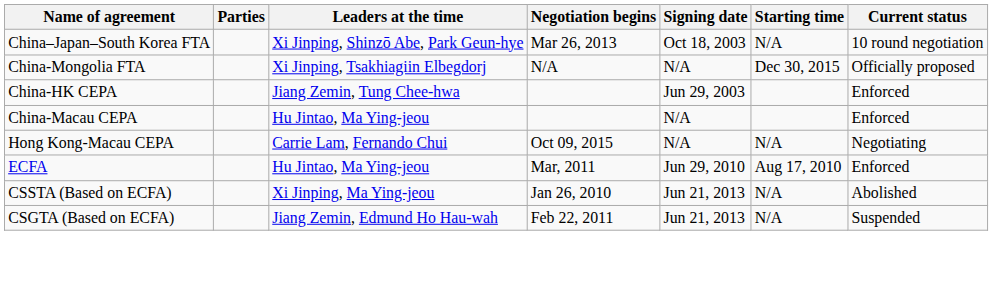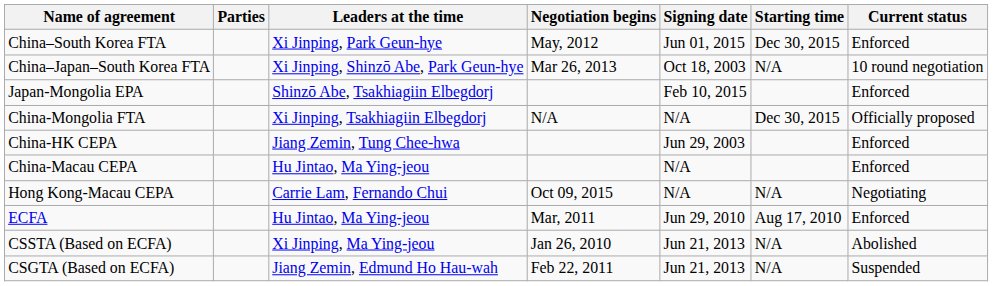+ row: (87, 42)
+ row: (76, 92)
